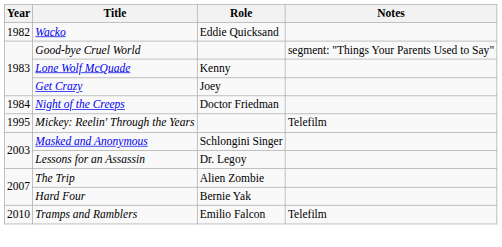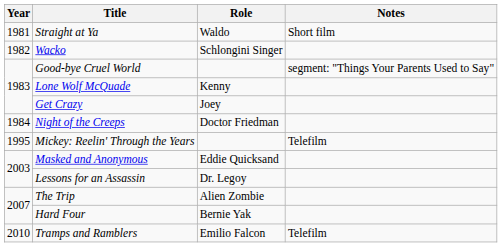+ row: (67, 31)
(239, 31) Eddie Quicksand -> (241, 50) Schlongini Singer
(241, 141) Schlongini Singer -> (239, 159) Eddie Quicksand
